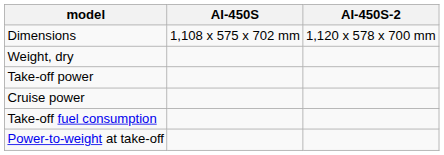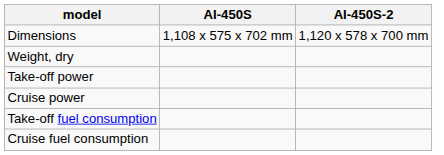+ row: (78, 139)
- row: (86, 139)
